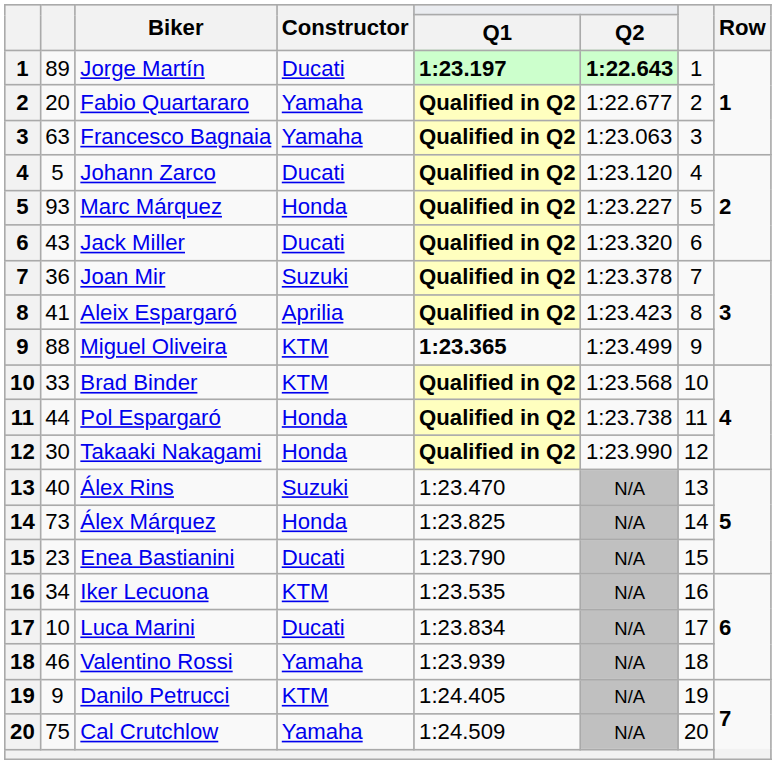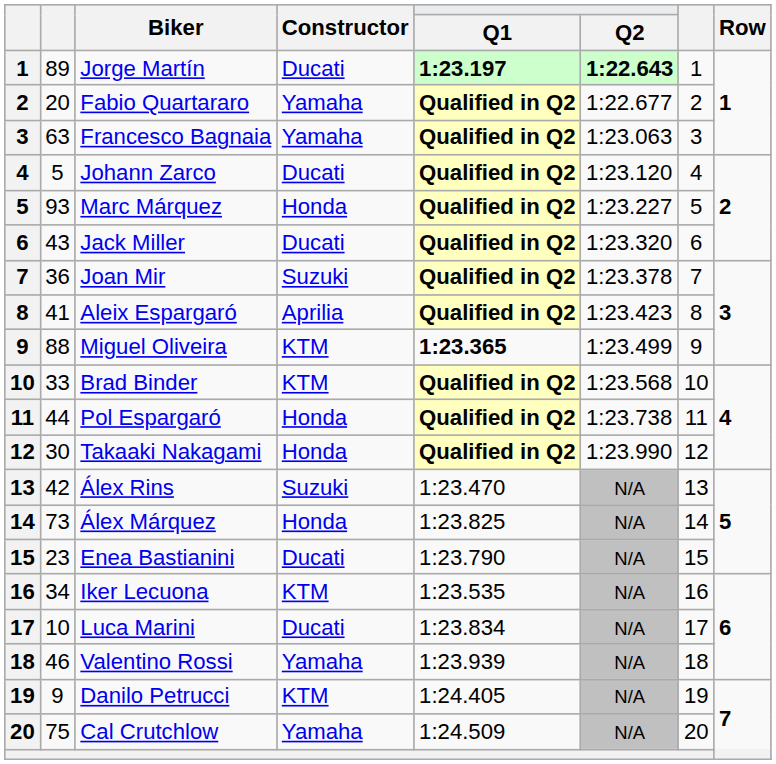(58, 487) 40 -> (58, 487) 42
